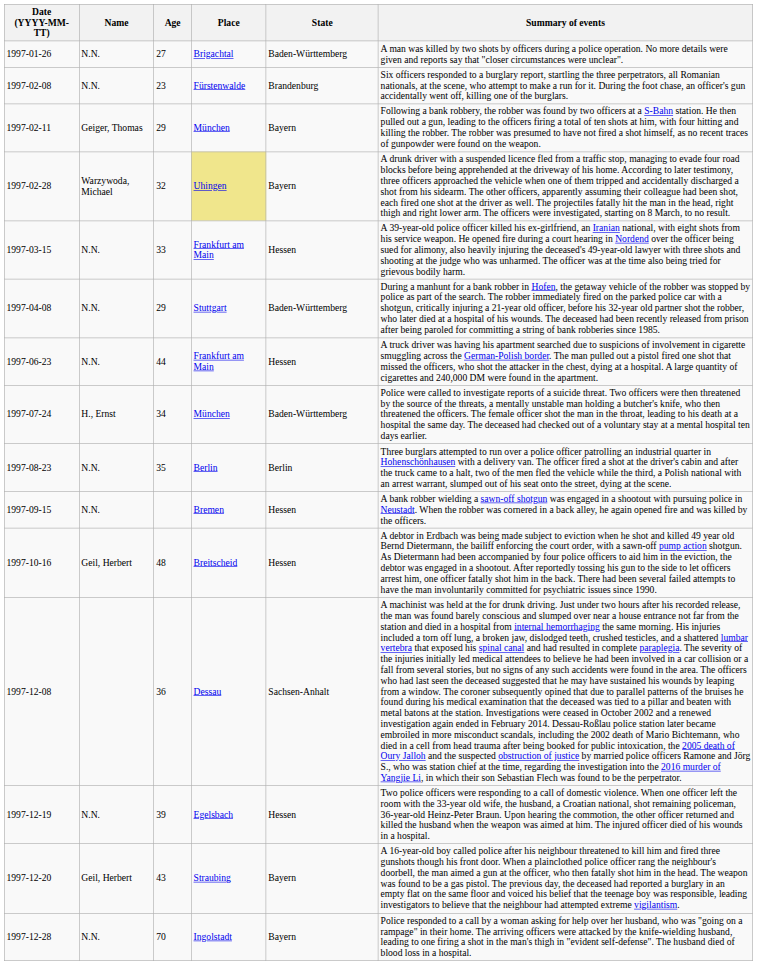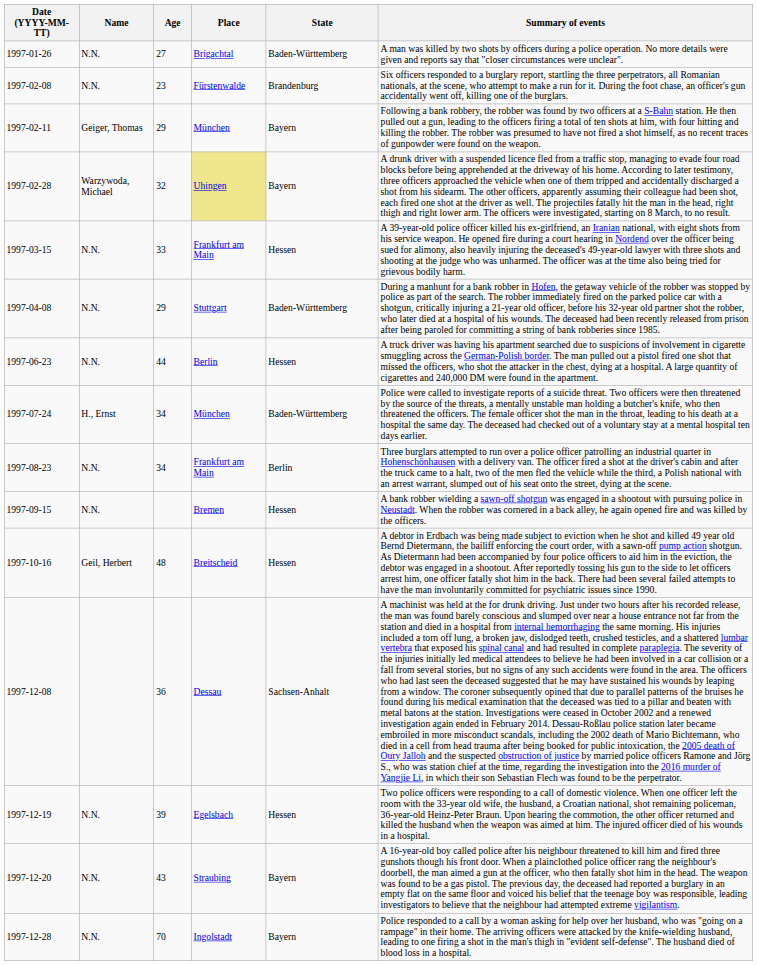(219, 361) Frankfurt am Main -> (206, 361) Berlin
(161, 467) 35 -> (161, 467) 34
(206, 467) Berlin -> (219, 467) Frankfurt am Main
(107, 878) Geil, Herbert -> (91, 878) N.N.
